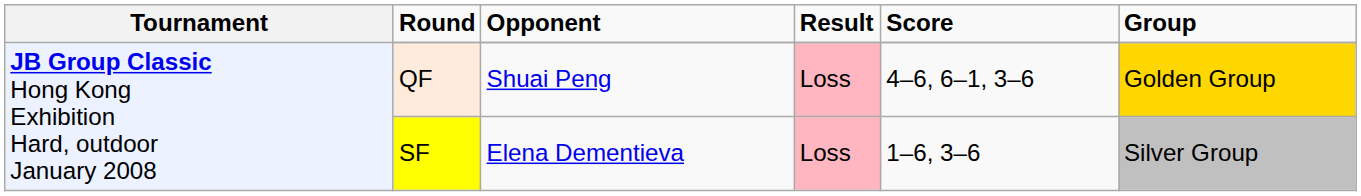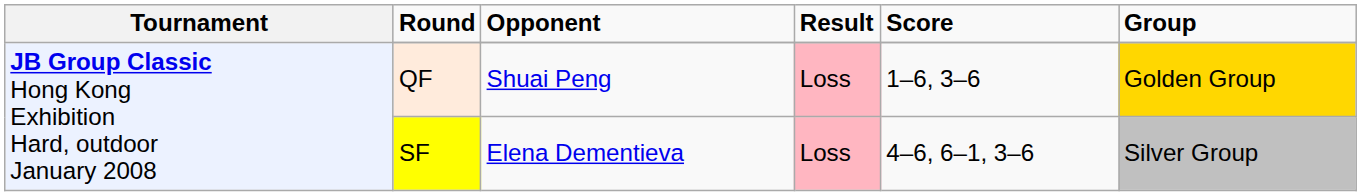(960, 79) 4–6, 6–1, 3–6 -> (933, 79) 1–6, 3–6
(933, 153) 1–6, 3–6 -> (960, 153) 4–6, 6–1, 3–6
